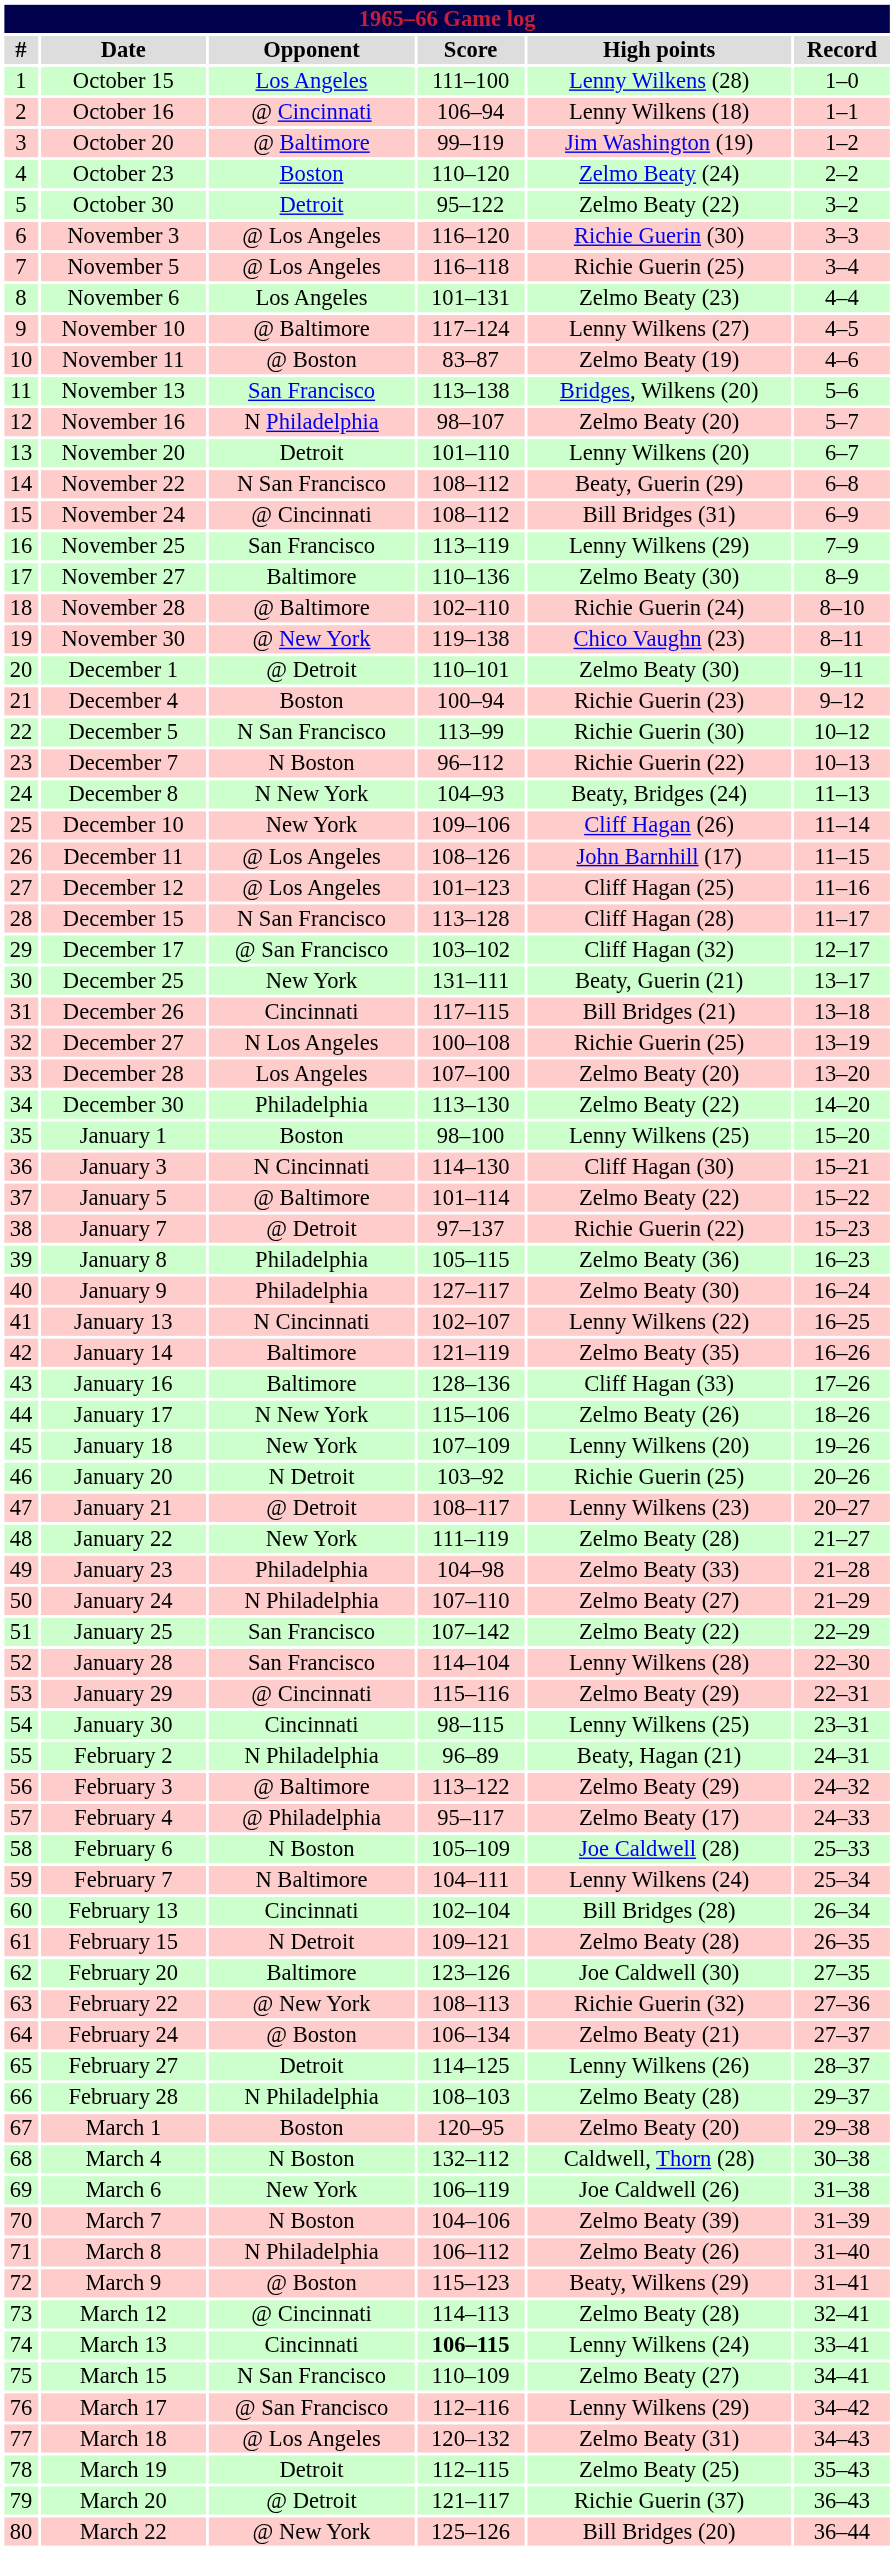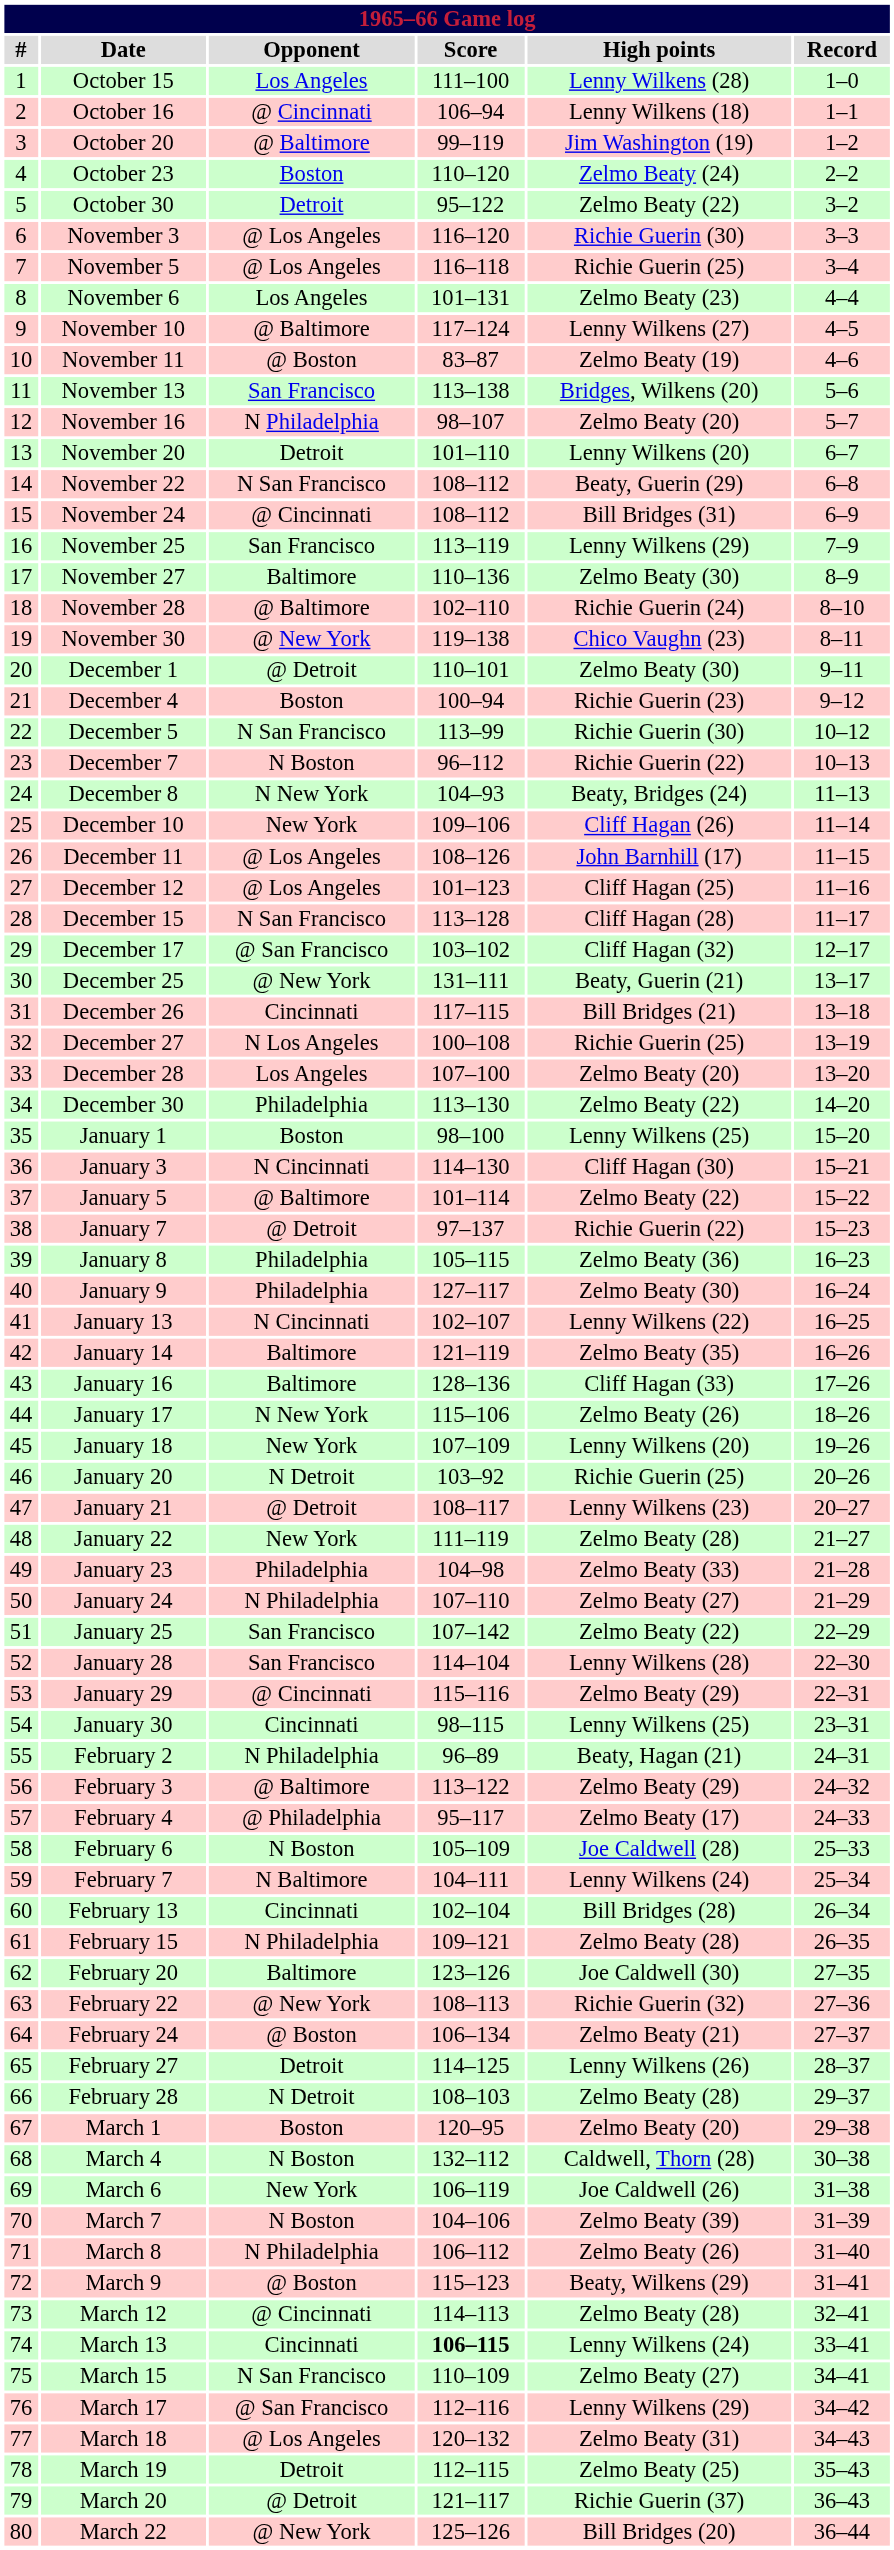(312, 980) New York -> (312, 980) @ New York
(312, 1941) N Detroit -> (312, 1941) N Philadelphia
(312, 2097) N Philadelphia -> (312, 2097) N Detroit
